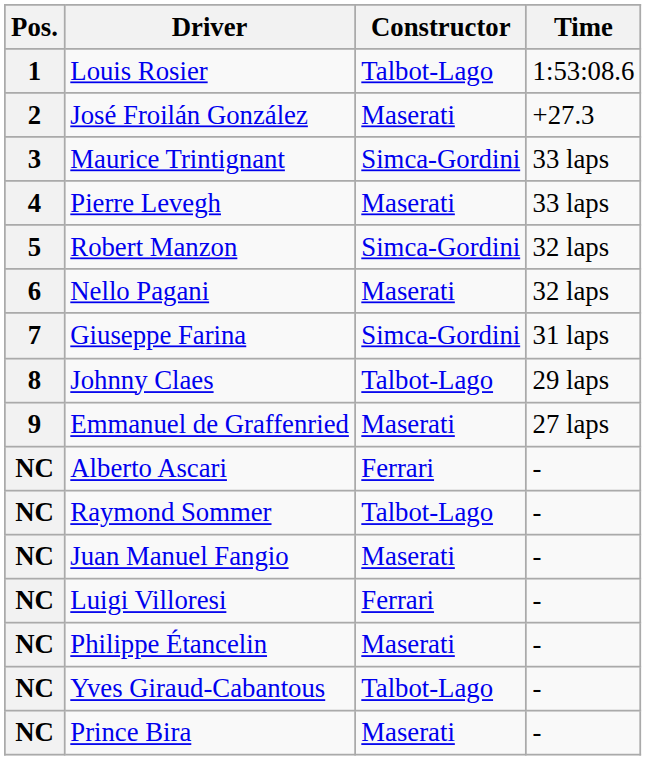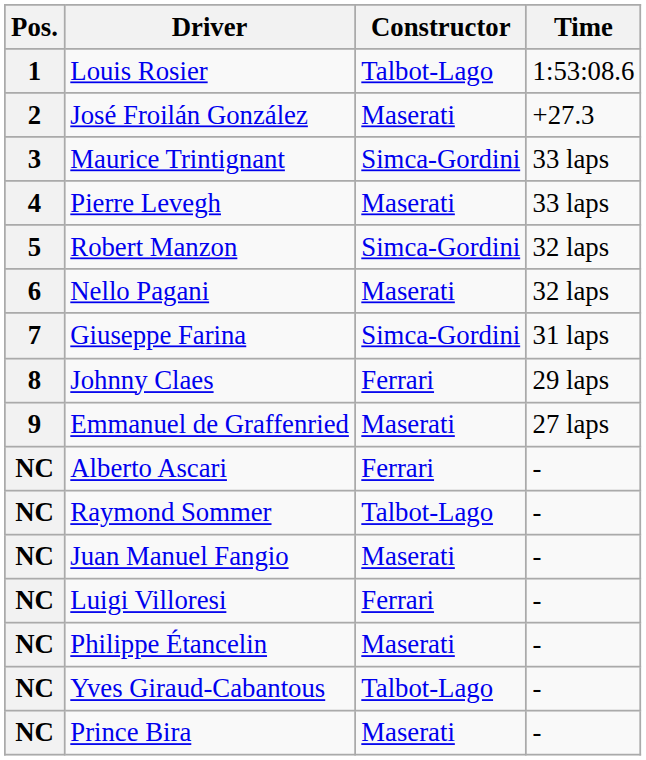(427, 379) Talbot-Lago -> (398, 379) Ferrari
